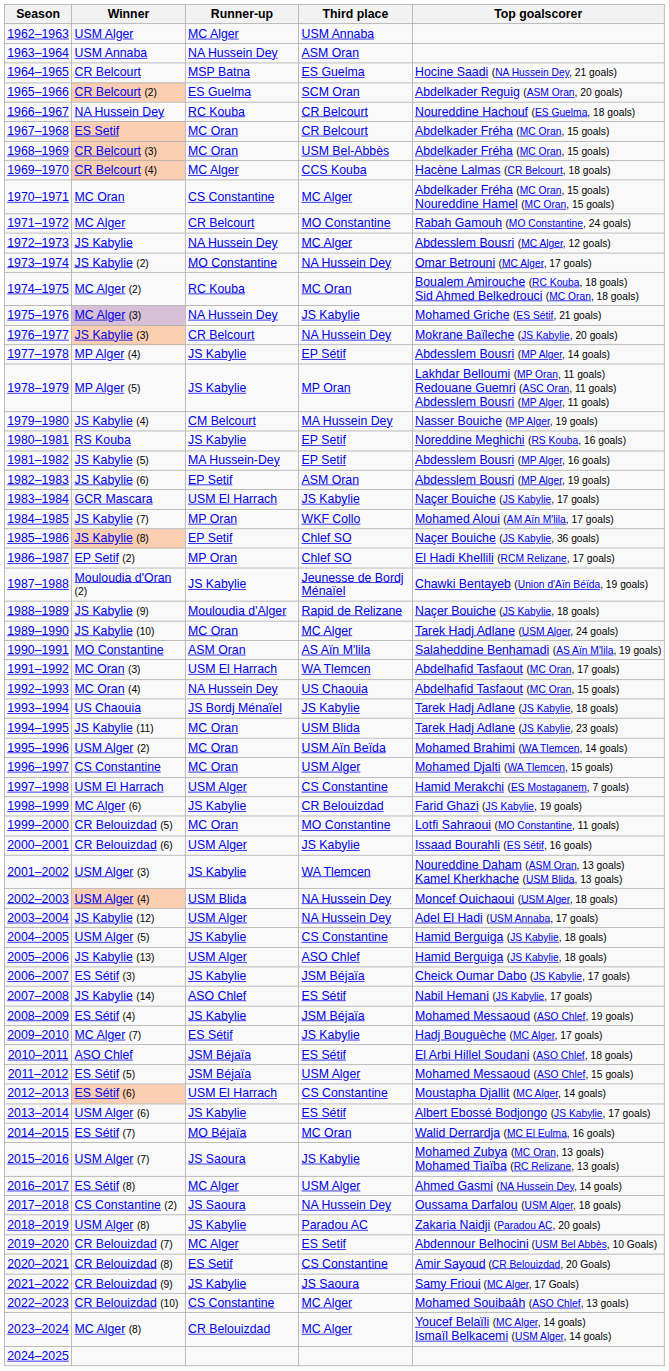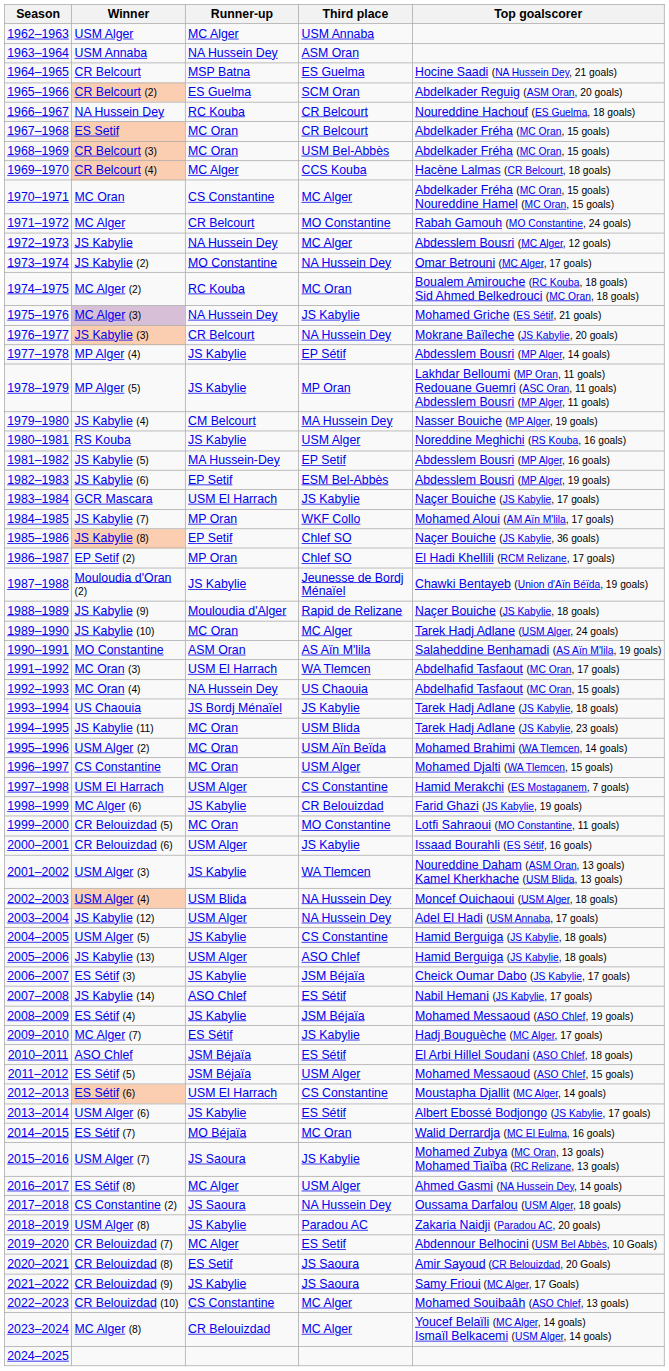(324, 440) EP Setif -> (331, 440) USM Alger
(330, 480) ASM Oran -> (345, 480) ESM Bel-Abbès
(345, 1264) CS Constantine -> (330, 1264) JS Saoura
